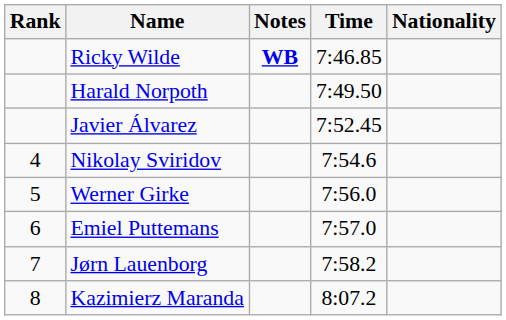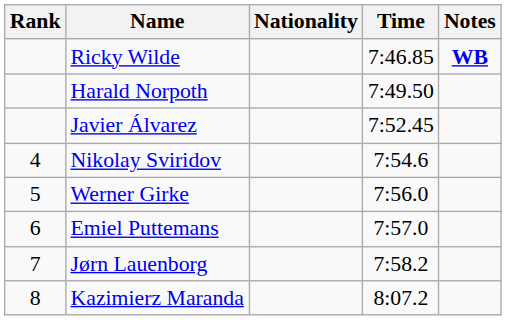columns swapped: (444, 21) <-> (280, 21)
